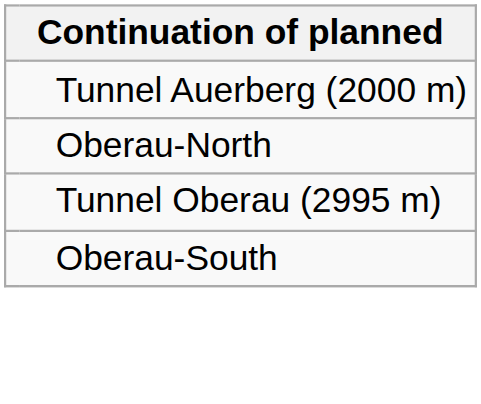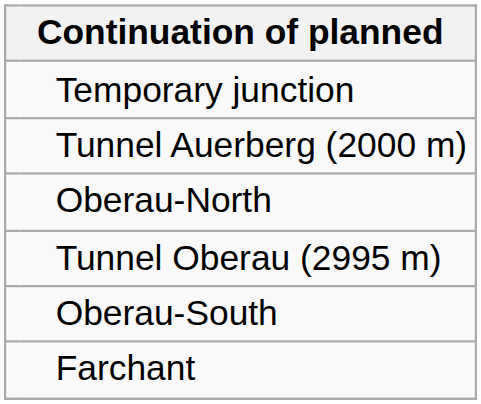+ row: (205, 88)
+ row: (125, 369)
